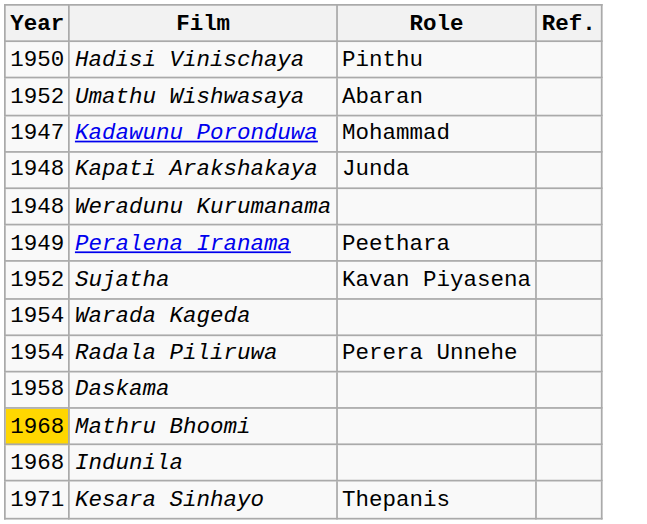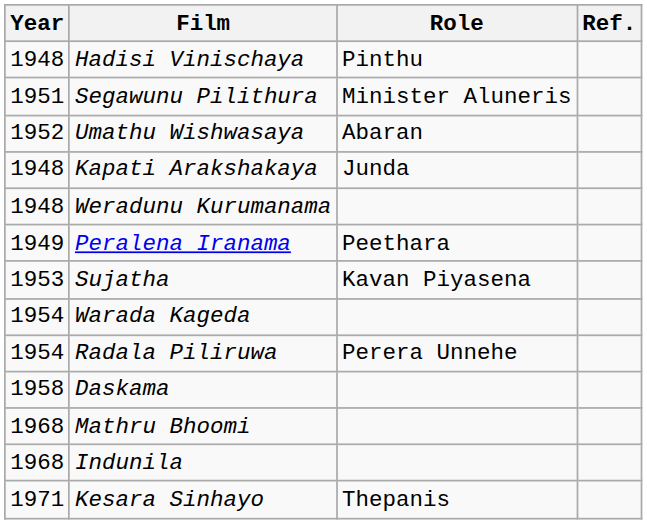(37, 60) 1950 -> (37, 60) 1948
+ row: (196, 97)
- row: (196, 133)
(37, 280) 1952 -> (37, 280) 1953
(37, 426) gold background -> (37, 426) no background
